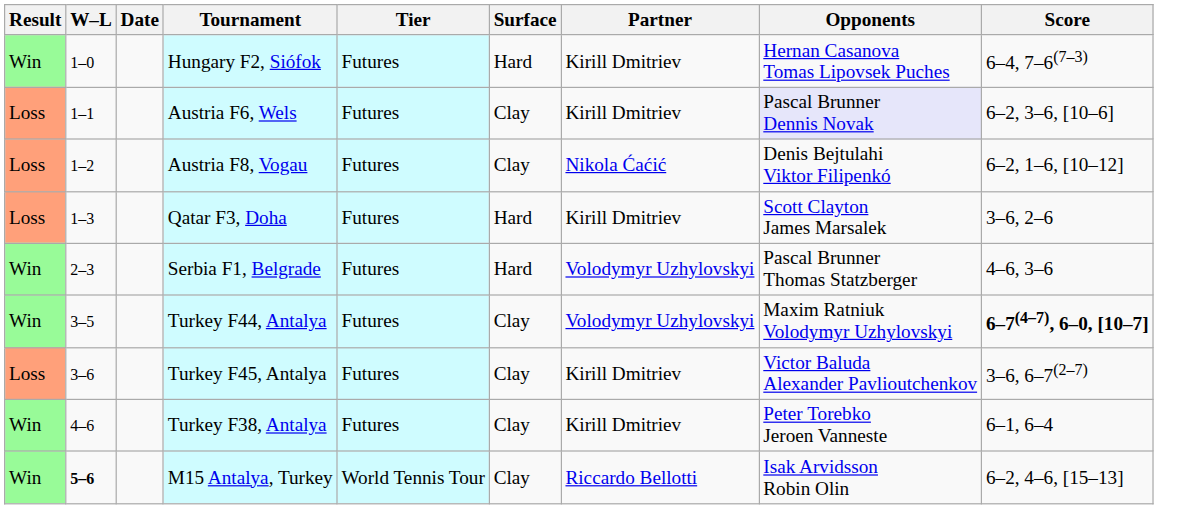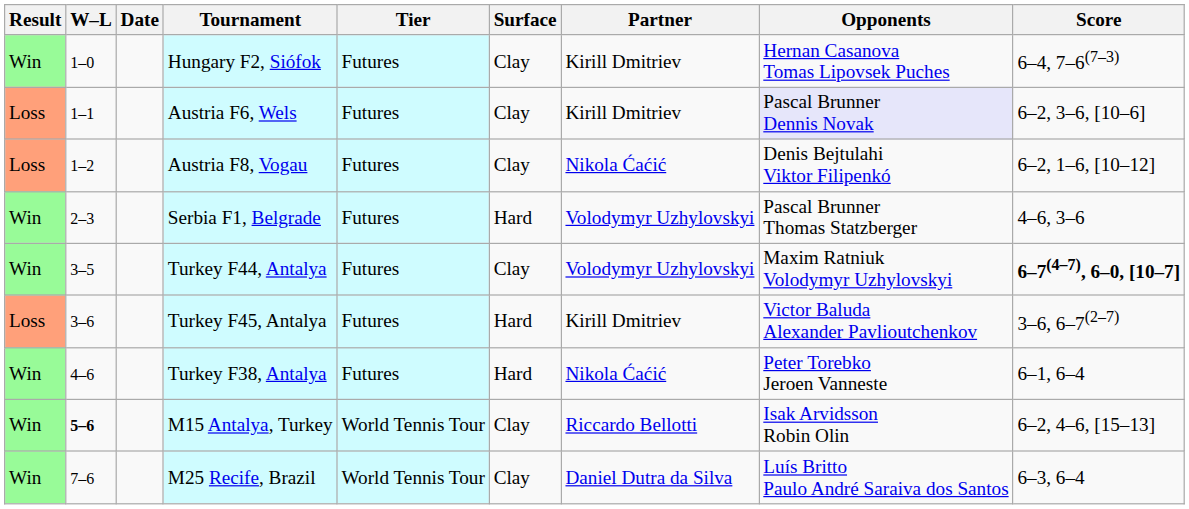(513, 60) Hard -> (512, 60) Clay
- row: (227, 217)
(512, 373) Clay -> (513, 321) Hard
(512, 425) Clay -> (513, 373) Hard
(623, 425) Kirill Dmitriev -> (616, 373) Nikola Ćaćić
+ row: (242, 477)
